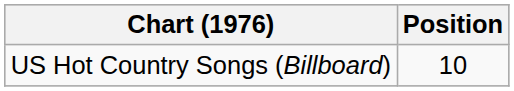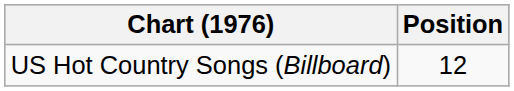(453, 65) 10 -> (453, 65) 12
